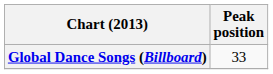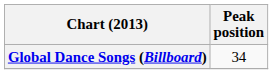(239, 56) 33 -> (239, 56) 34
